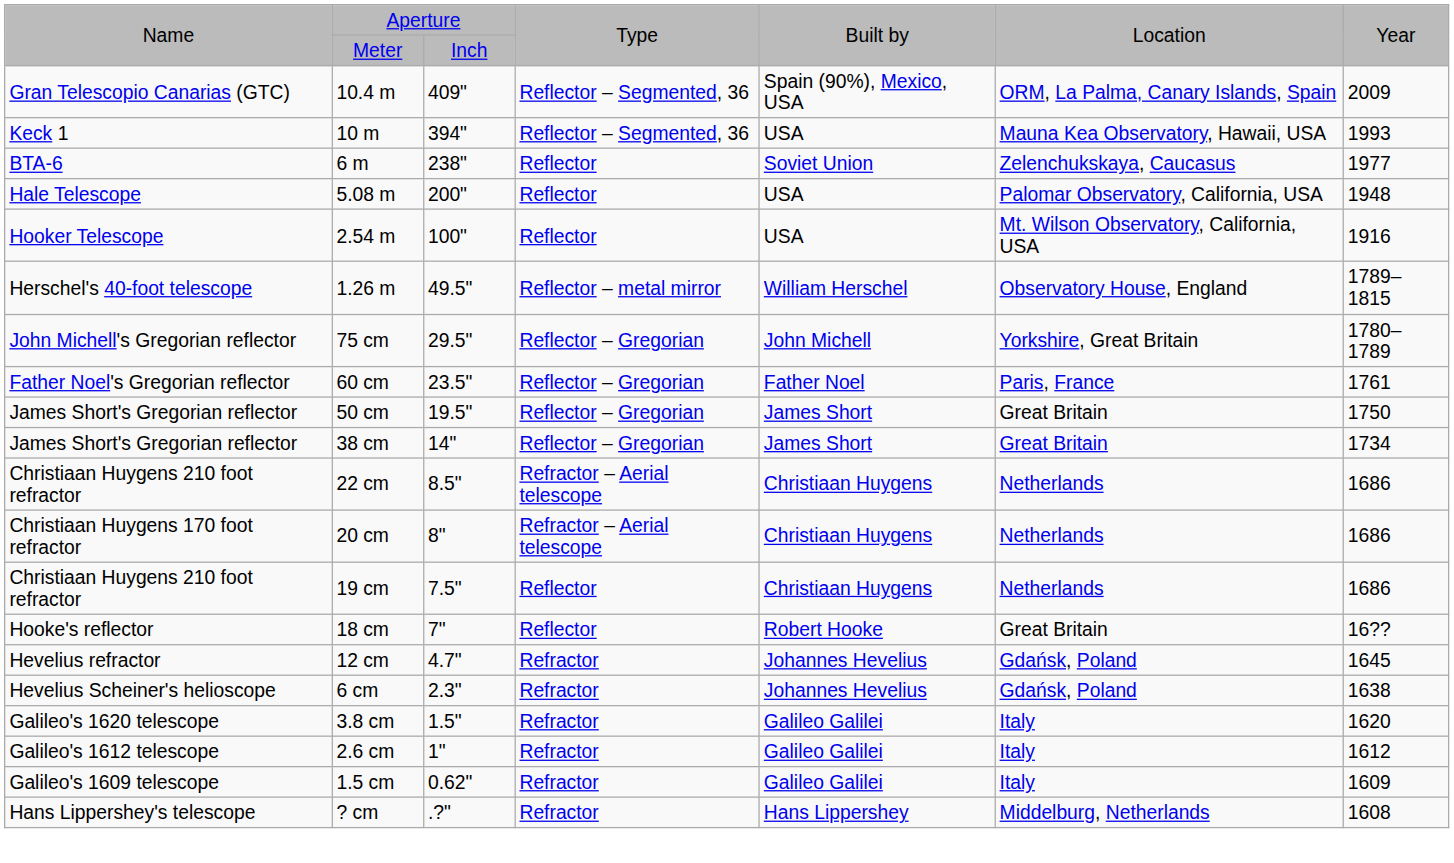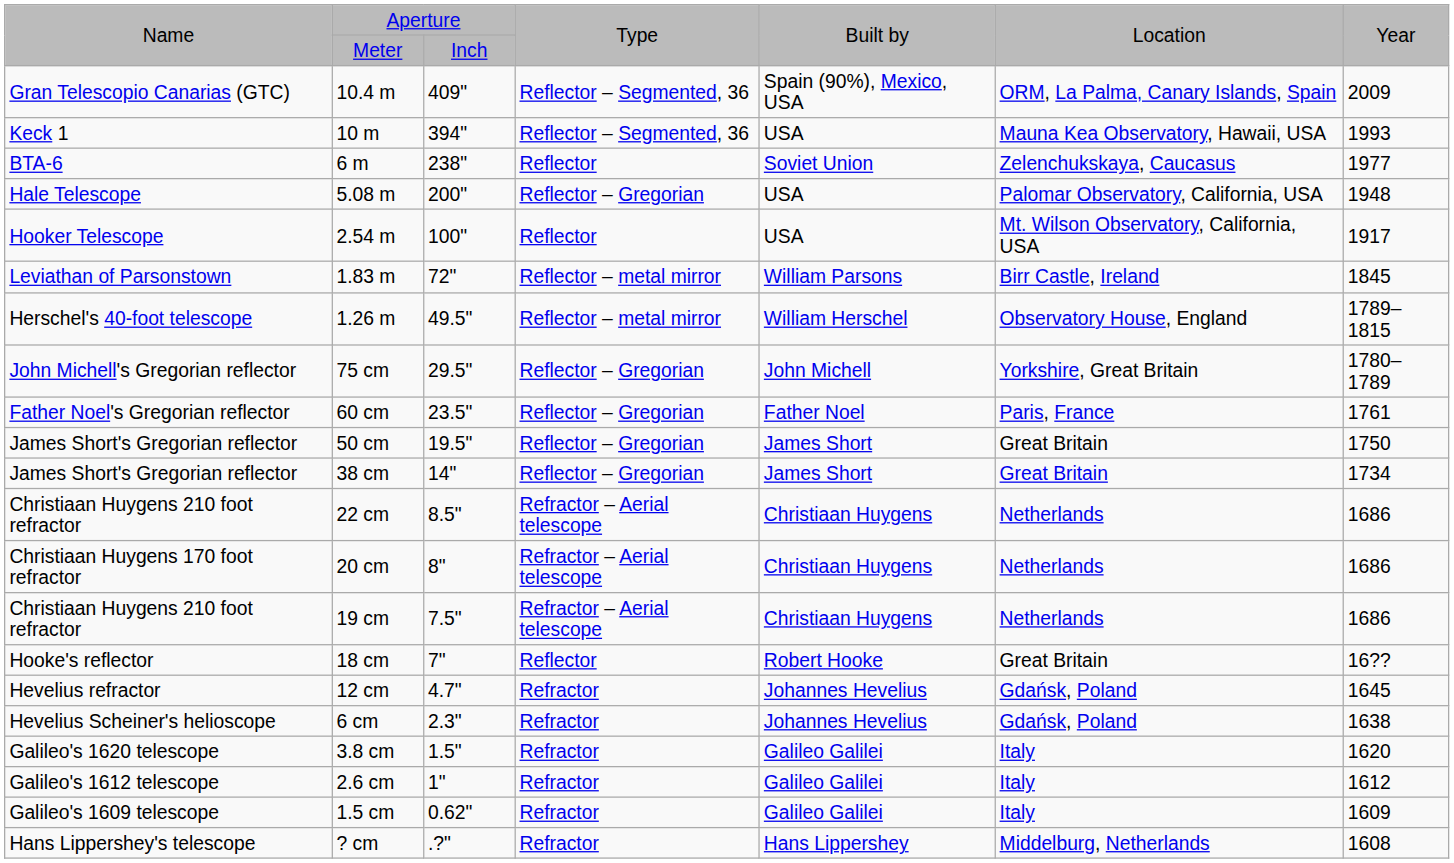(558, 194) Reflector -> (612, 194) Reflector – Gregorian
(1369, 236) 1916 -> (1369, 236) 1917
+ row: (366, 277)
(558, 588) Reflector -> (594, 619) Refractor – Aerial telescope
